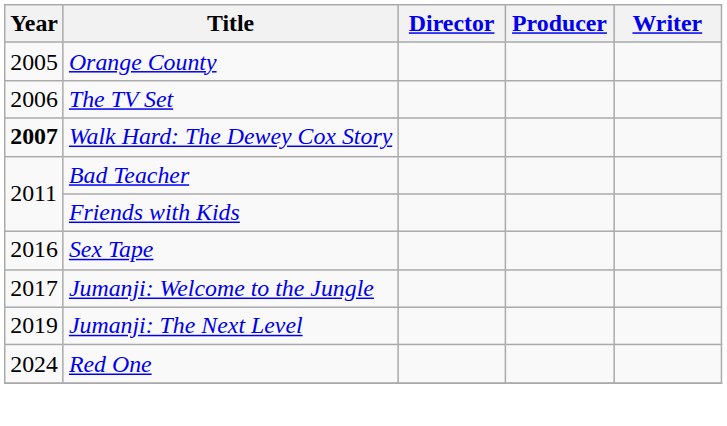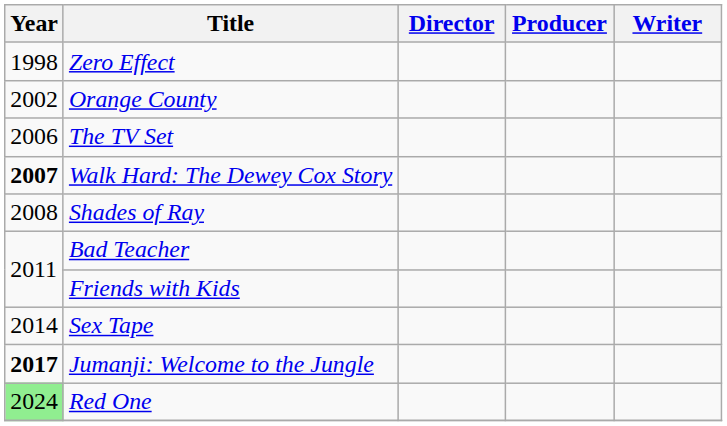+ row: (122, 61)
(34, 61) 2005 -> (34, 99) 2002
+ row: (136, 212)
(34, 250) 2016 -> (34, 325) 2014
(34, 288) normal -> (34, 363) bold
- row: (186, 325)
(34, 363) no background -> (34, 401) lightgreen background
